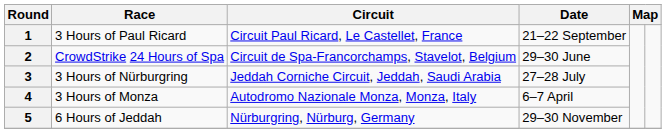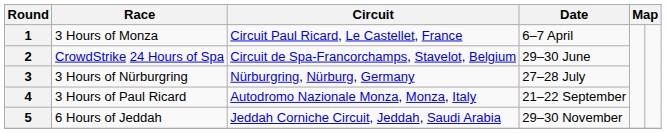(121, 35) 3 Hours of Paul Ricard -> (107, 35) 3 Hours of Monza
(574, 35) 21–22 September -> (548, 35) 6–7 April
(366, 76) Jeddah Corniche Circuit, Jeddah, Saudi Arabia -> (322, 76) Nürburgring, Nürburg, Germany
(107, 97) 3 Hours of Monza -> (121, 97) 3 Hours of Paul Ricard
(548, 97) 6–7 April -> (574, 97) 21–22 September
(322, 117) Nürburgring, Nürburg, Germany -> (366, 117) Jeddah Corniche Circuit, Jeddah, Saudi Arabia
